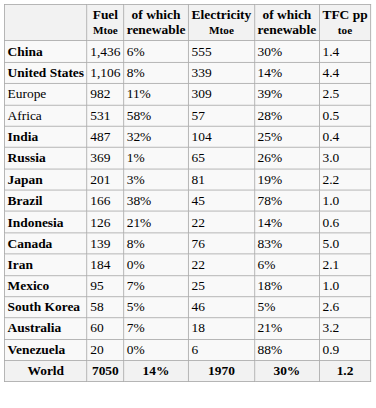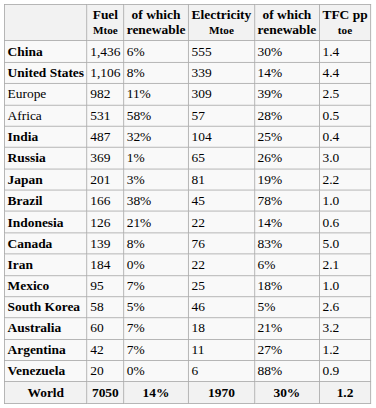+ row: (37, 350)
